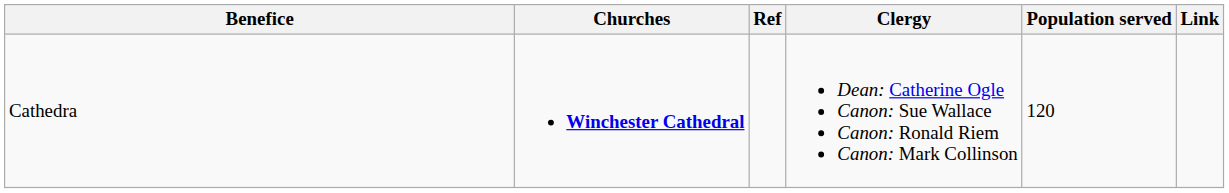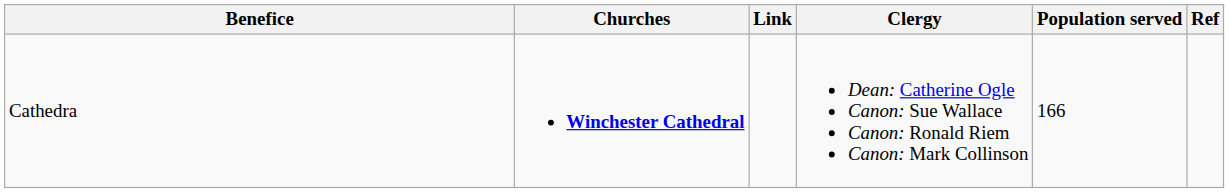columns swapped: (1200, 19) <-> (767, 19)
(1041, 110) 120 -> (1051, 110) 166
